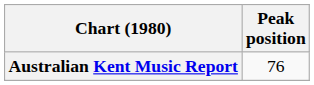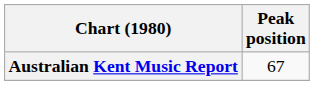(276, 66) 76 -> (276, 66) 67
